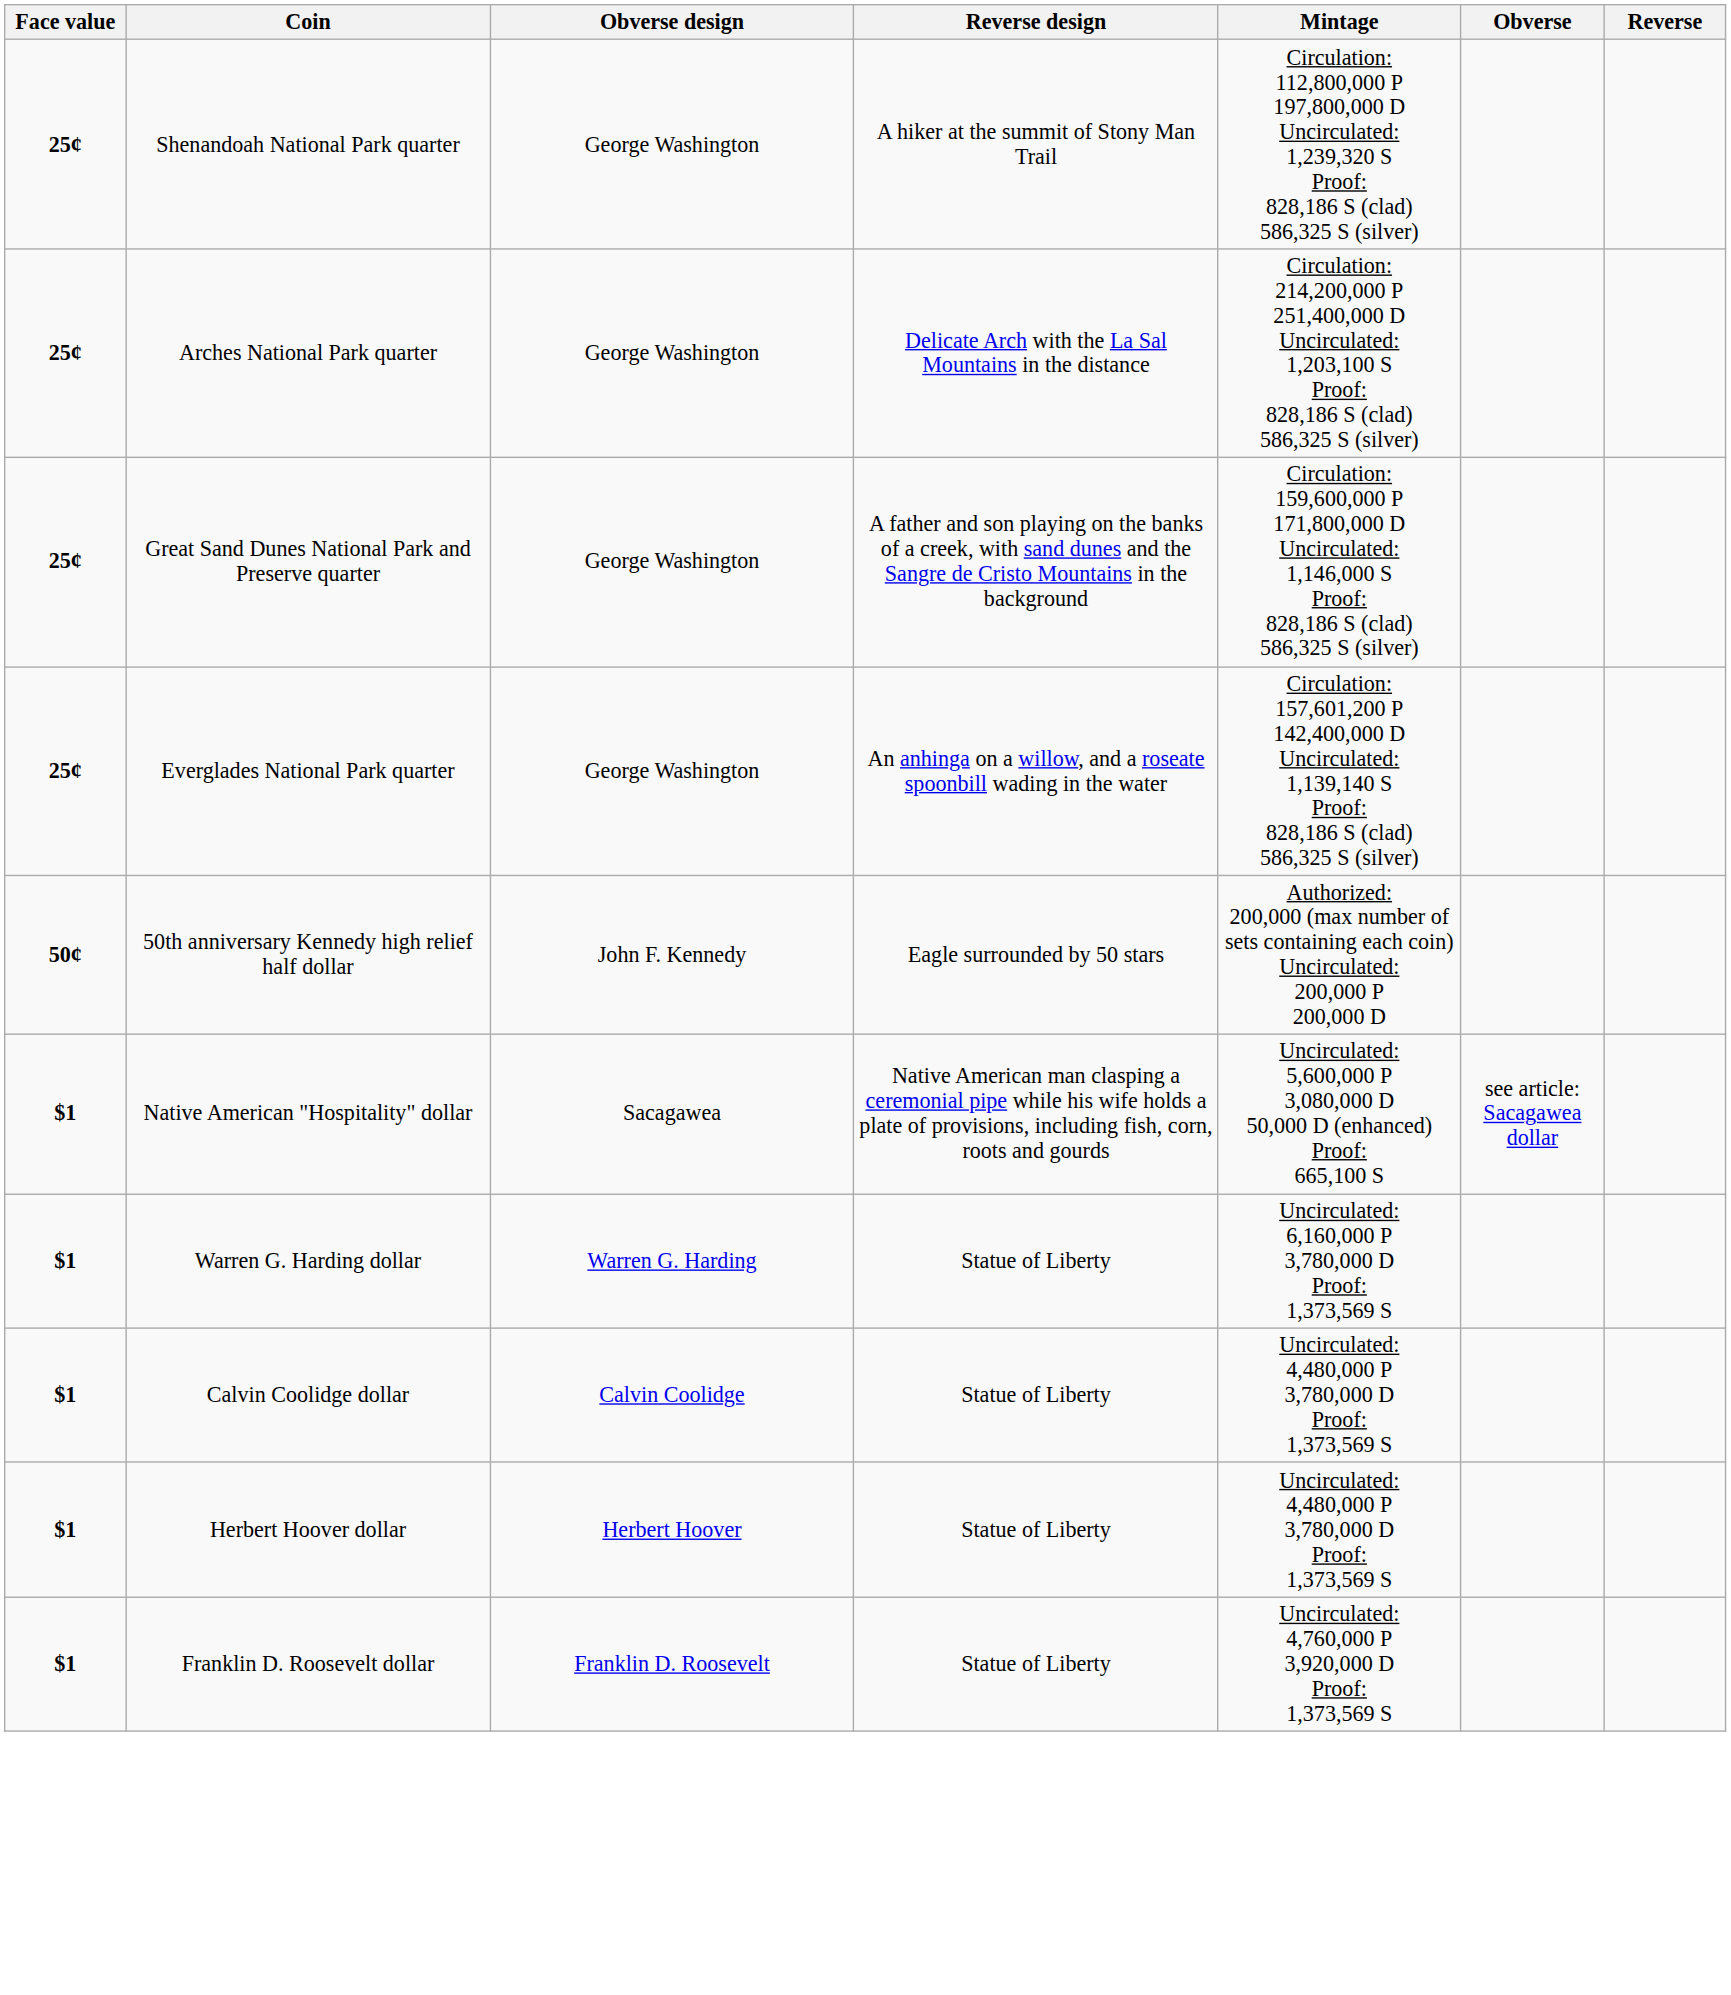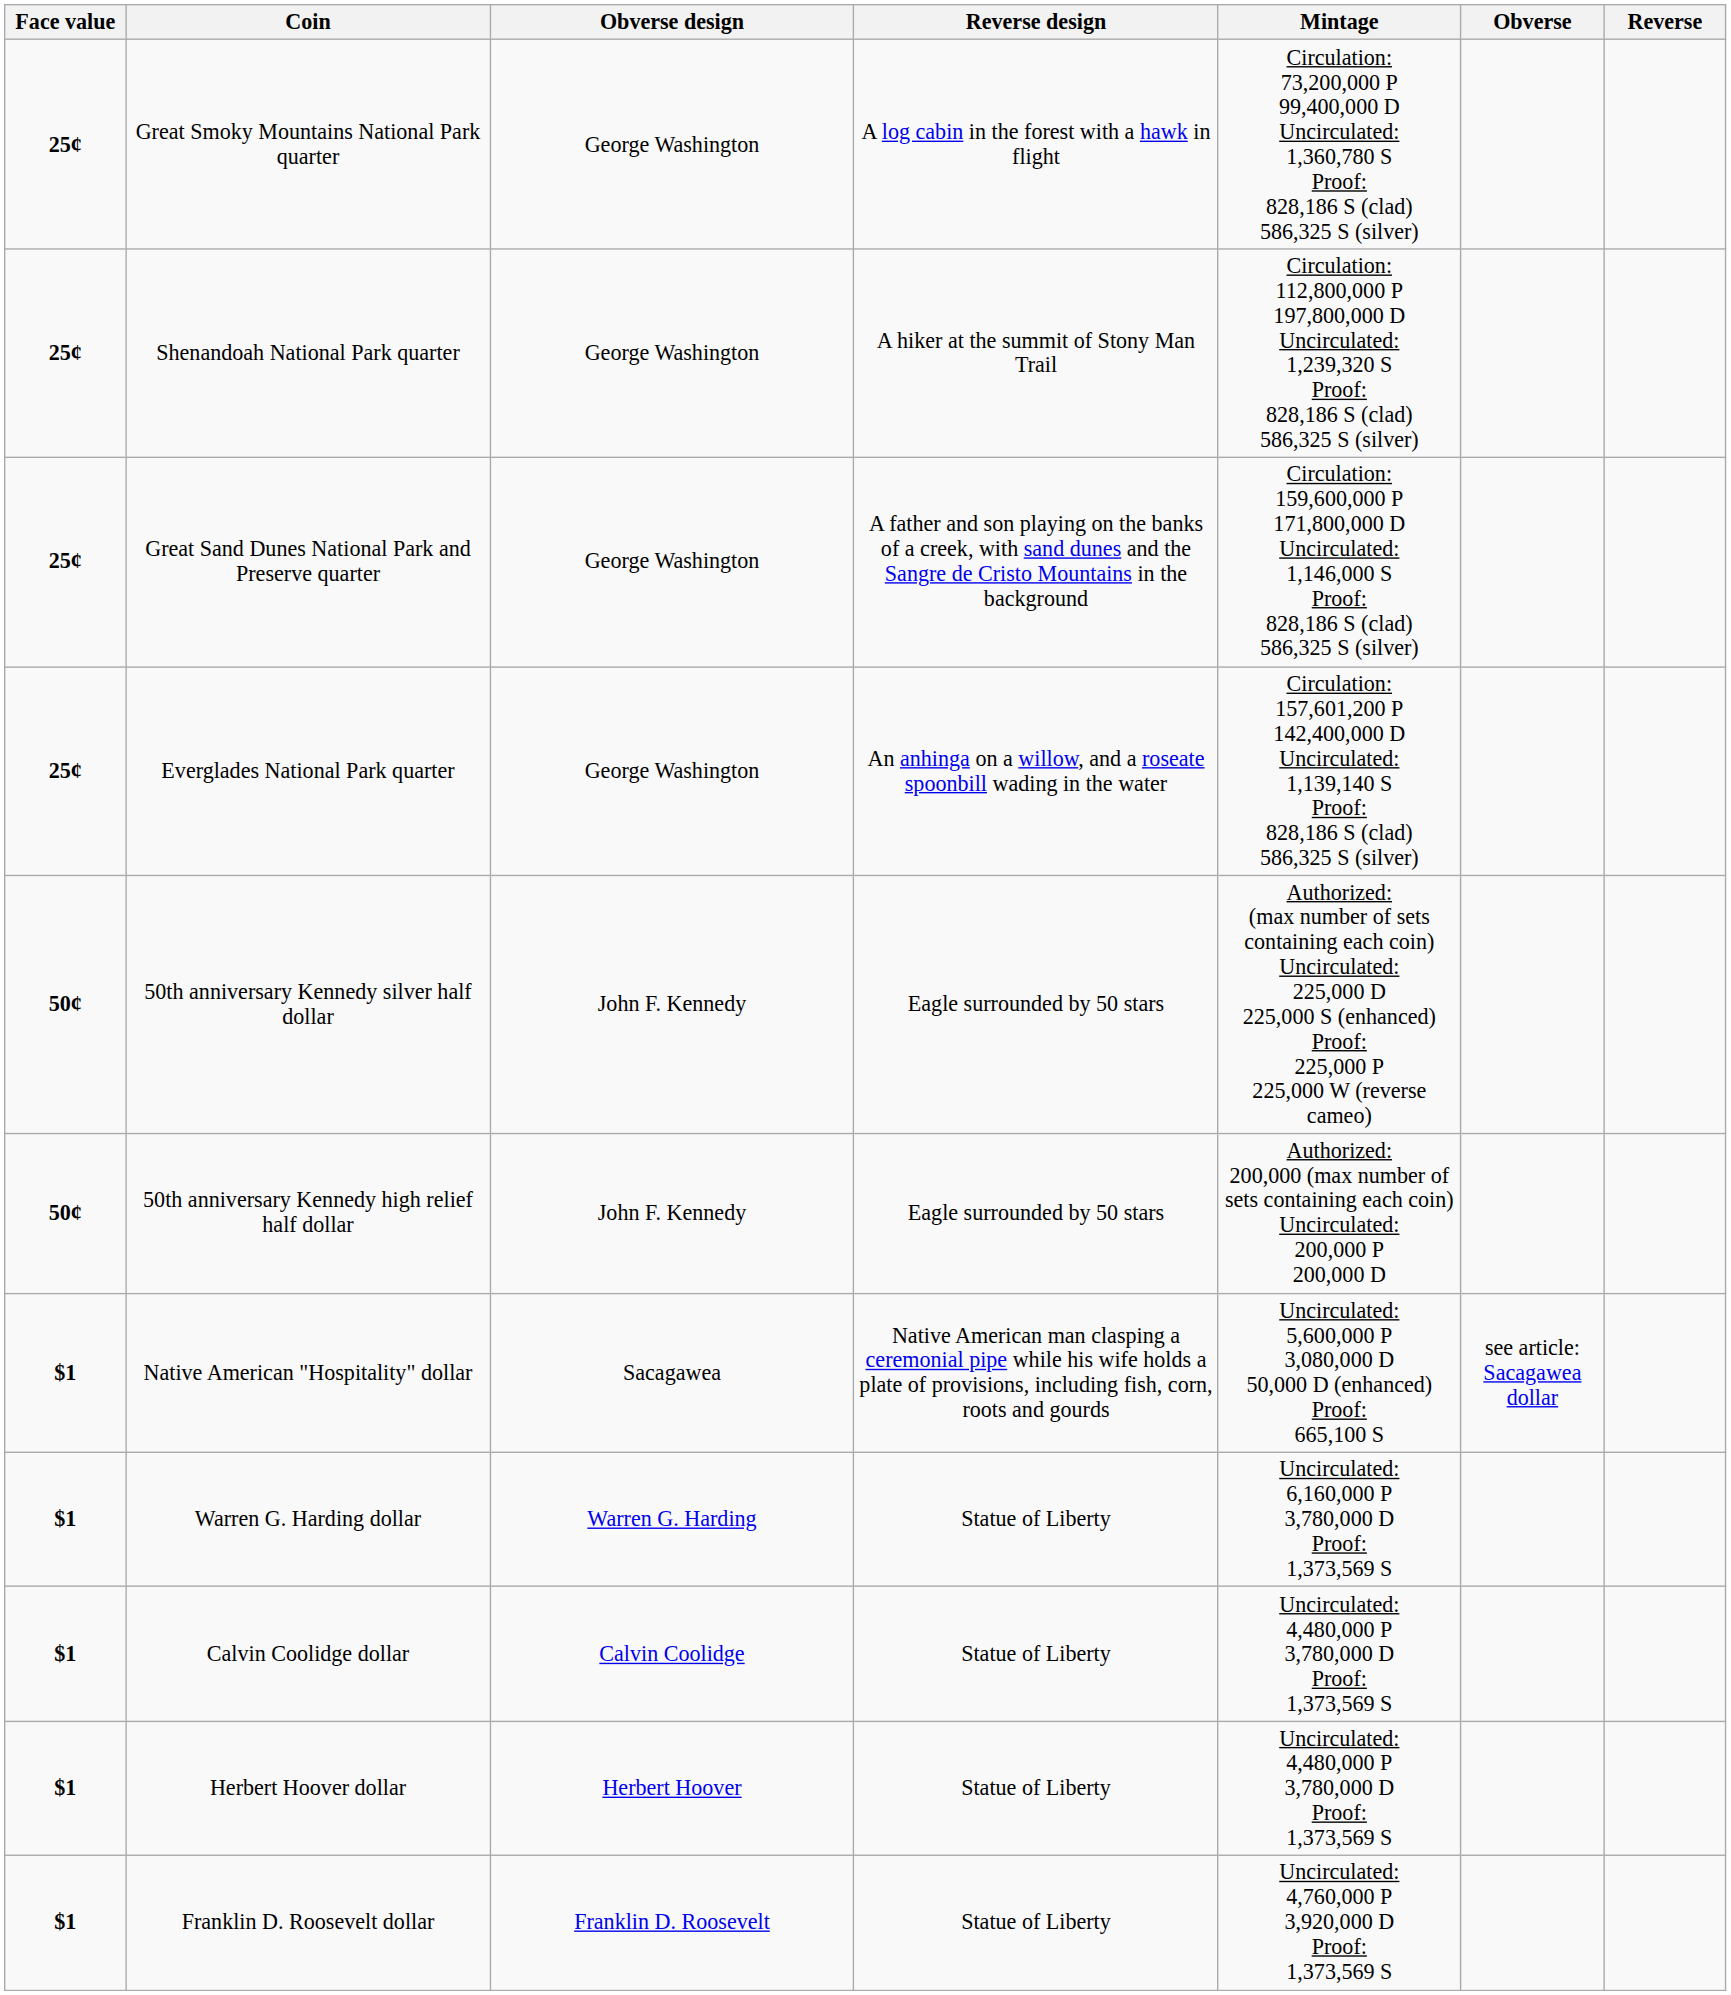+ row: (308, 143)
- row: (308, 352)
+ row: (308, 1004)
